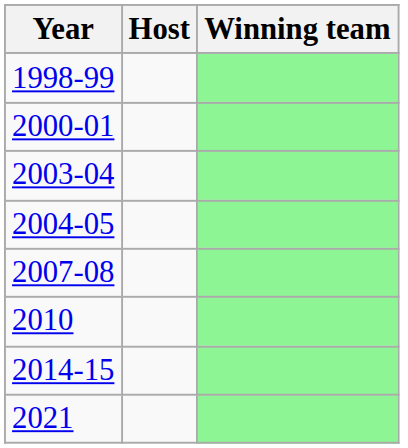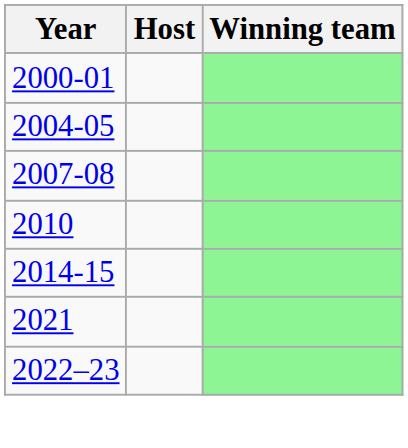- row: (63, 77)
- row: (63, 175)
+ row: (66, 369)
